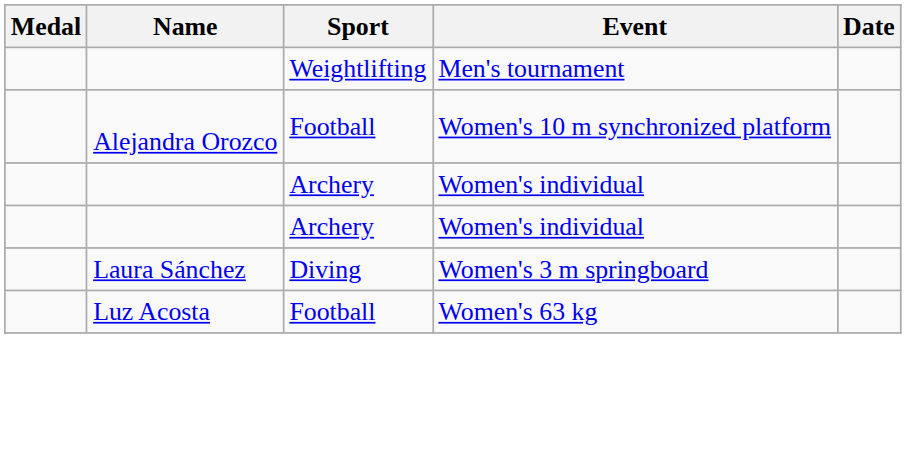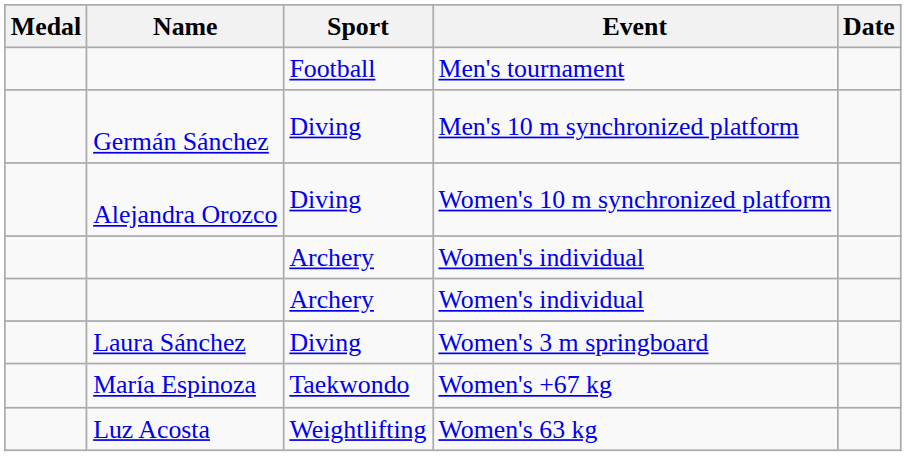(358, 68) Weightlifting -> (332, 68) Football
+ row: (181, 141)
(332, 126) Football -> (325, 199) Diving
+ row: (175, 385)
(332, 312) Football -> (358, 428) Weightlifting
